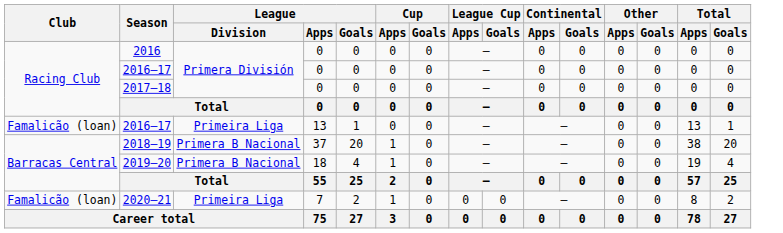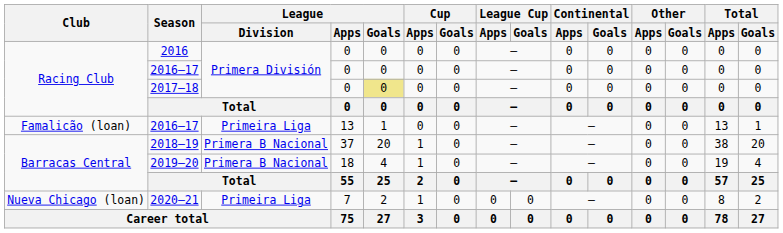(356, 88) no background -> (384, 88) khaki background
(62, 200) Famalicão (loan) -> (76, 200) Nueva Chicago (loan)
